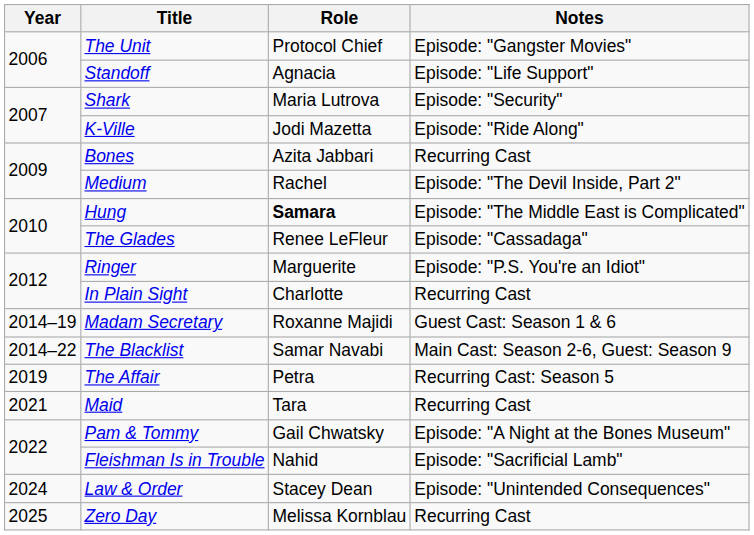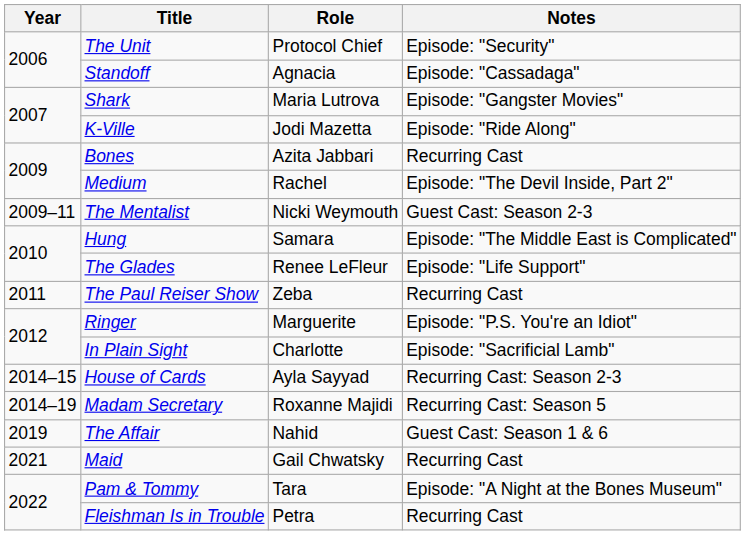(523, 45) Episode: "Gangster Movies" -> (480, 45) Episode: "Security"
(504, 73) Episode: "Life Support" -> (493, 73) Episode: "Cassadaga"
(488, 101) Episode: "Security" -> (515, 101) Episode: "Gangster Movies"
+ row: (137, 211)
(304, 211) bold -> (303, 239) normal
(501, 239) Episode: "Cassadaga" -> (496, 267) Episode: "Life Support"
+ row: (171, 294)
(472, 294) Recurring Cast -> (510, 350) Episode: "Sacrificial Lamb"
+ row: (145, 377)
(515, 322) Guest Cast: Season 1 & 6 -> (506, 405) Recurring Cast: Season 5
- row: (134, 350)
(293, 377) Petra -> (295, 433) Nahid
(514, 377) Recurring Cast: Season 5 -> (507, 433) Guest Cast: Season 1 & 6
(289, 405) Tara -> (328, 460) Gail Chwatsky
(328, 433) Gail Chwatsky -> (289, 488) Tara
(295, 460) Nahid -> (293, 516) Petra
(518, 460) Episode: "Sacrificial Lamb" -> (464, 516) Recurring Cast
- row: (133, 488)
- row: (120, 516)
